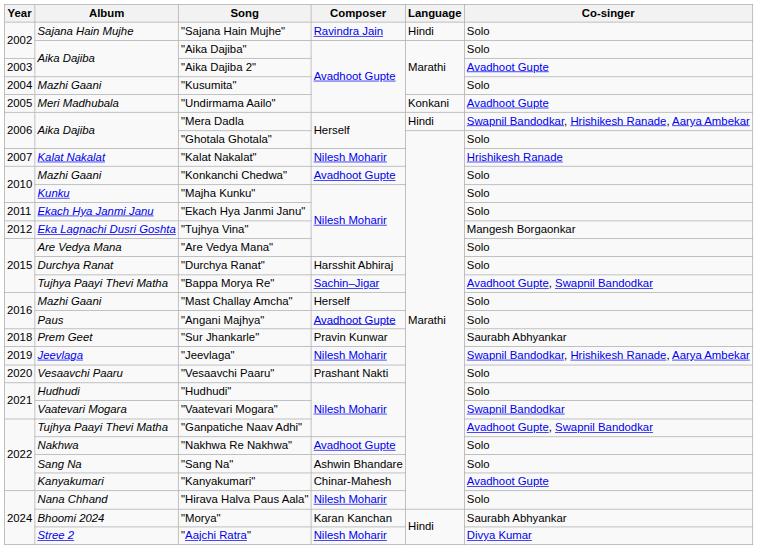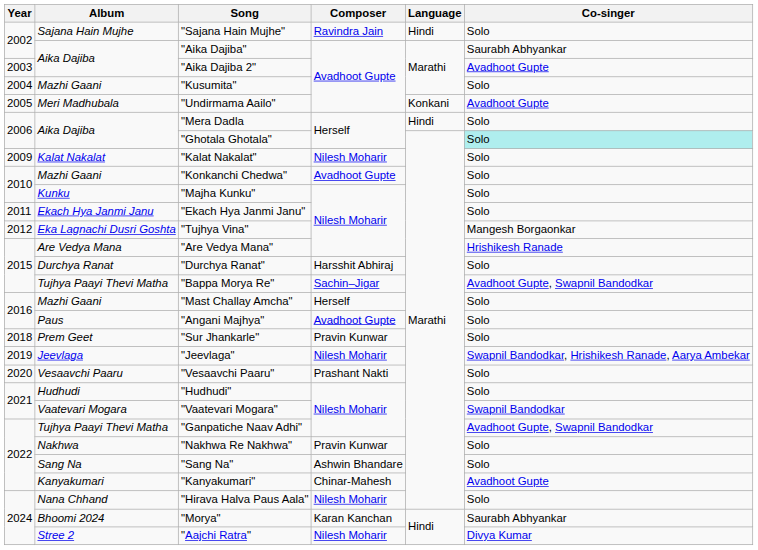(478, 49) Solo -> (517, 49) Saurabh Abhyankar
(608, 121) Swapnil Bandodkar, Hrishikesh Ranade, Aarya Ambekar -> (478, 121) Solo
(478, 139) no background -> (478, 139) paleturquoise background
(20, 157) 2007 -> (20, 157) 2009
(515, 157) Hrishikesh Ranade -> (478, 157) Solo
(478, 247) Solo -> (515, 247) Hrishikesh Ranade
(517, 337) Saurabh Abhyankar -> (478, 337) Solo
(355, 445) Avadhoot Gupte -> (351, 445) Pravin Kunwar
